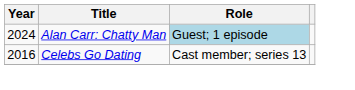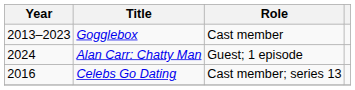+ row: (107, 34)
(220, 34) lightblue background -> (255, 54) no background
